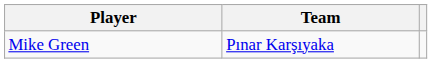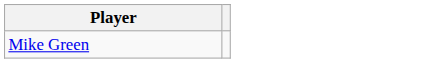- column: (321, 17)
